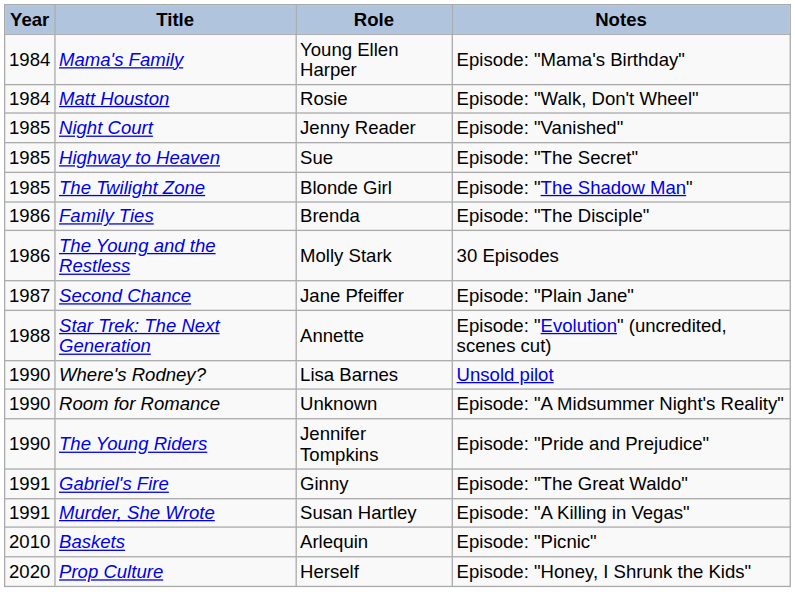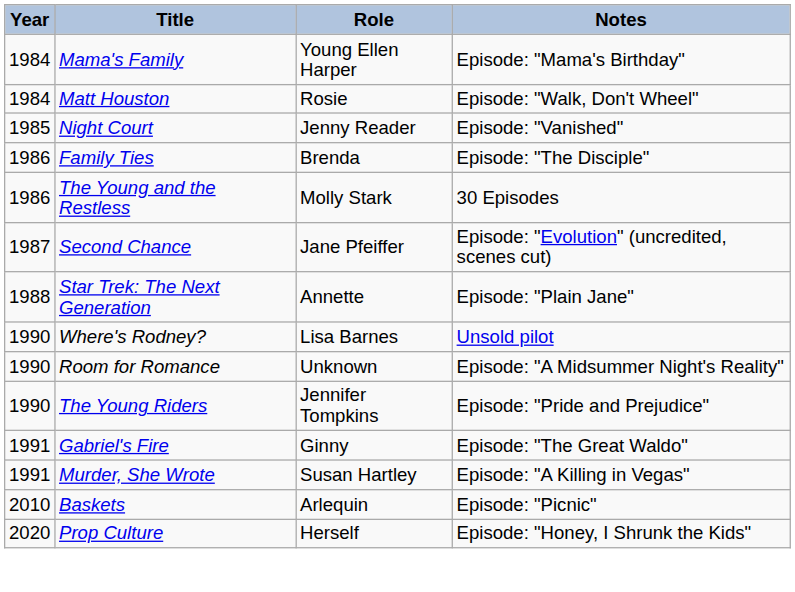- row: (140, 158)
- row: (132, 187)
(545, 296) Episode: "Plain Jane" -> (592, 247) Episode: "Evolution" (uncredited, scenes cut)
(592, 335) Episode: "Evolution" (uncredited, scenes cut) -> (545, 297) Episode: "Plain Jane"
